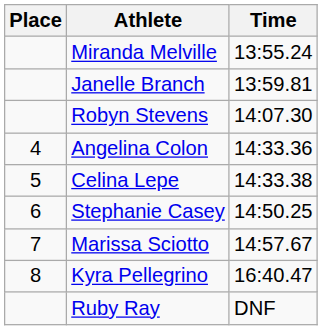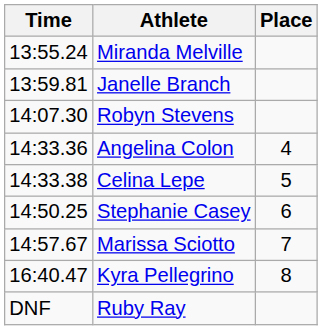columns swapped: (36, 20) <-> (273, 20)
